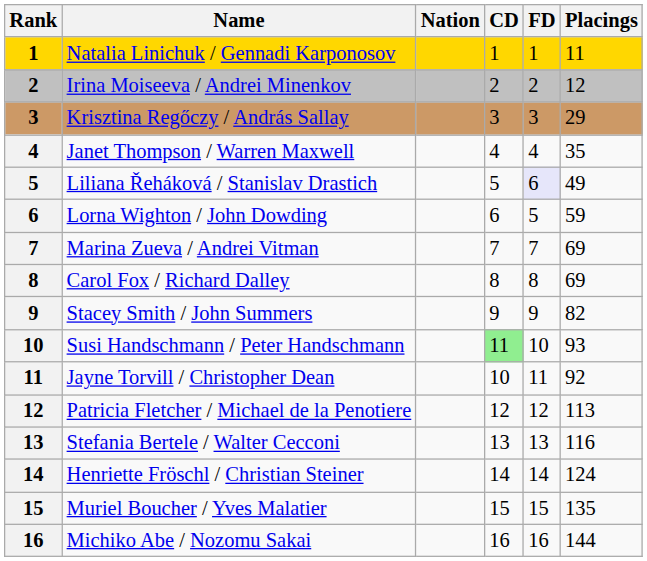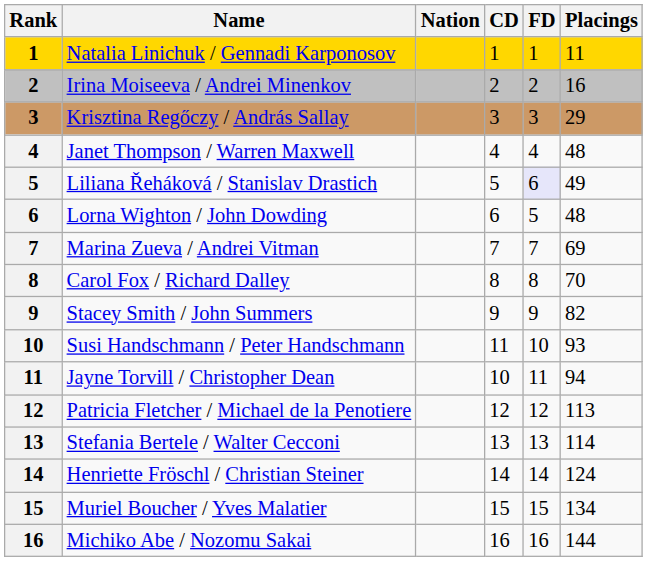(575, 85) 12 -> (575, 85) 16
(575, 150) 35 -> (575, 150) 48
(575, 215) 59 -> (575, 215) 48
(575, 280) 69 -> (575, 280) 70
(499, 345) lightgreen background -> (499, 345) no background
(575, 378) 92 -> (575, 378) 94
(580, 442) 116 -> (580, 442) 114
(580, 507) 135 -> (580, 507) 134
